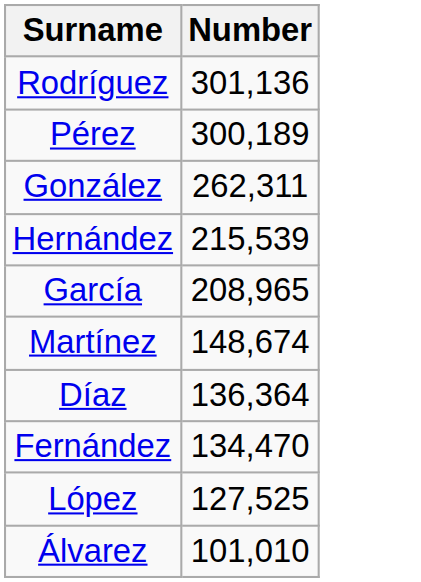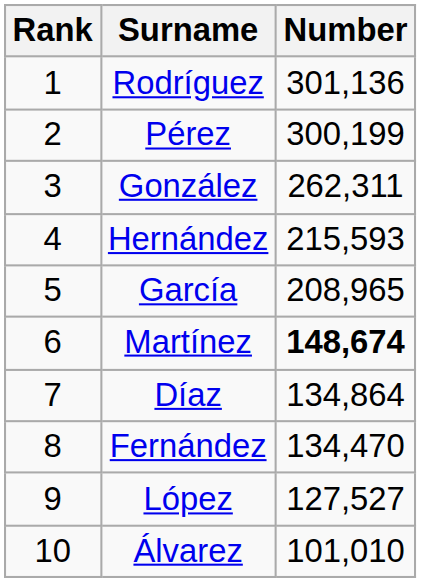+ column: (53, 30)
(250, 134) 300,189 -> (345, 134) 300,199
(250, 238) 215,539 -> (345, 238) 215,593
(250, 342) normal -> (345, 342) bold
(250, 394) 136,364 -> (345, 394) 134,864
(250, 498) 127,525 -> (345, 498) 127,527
